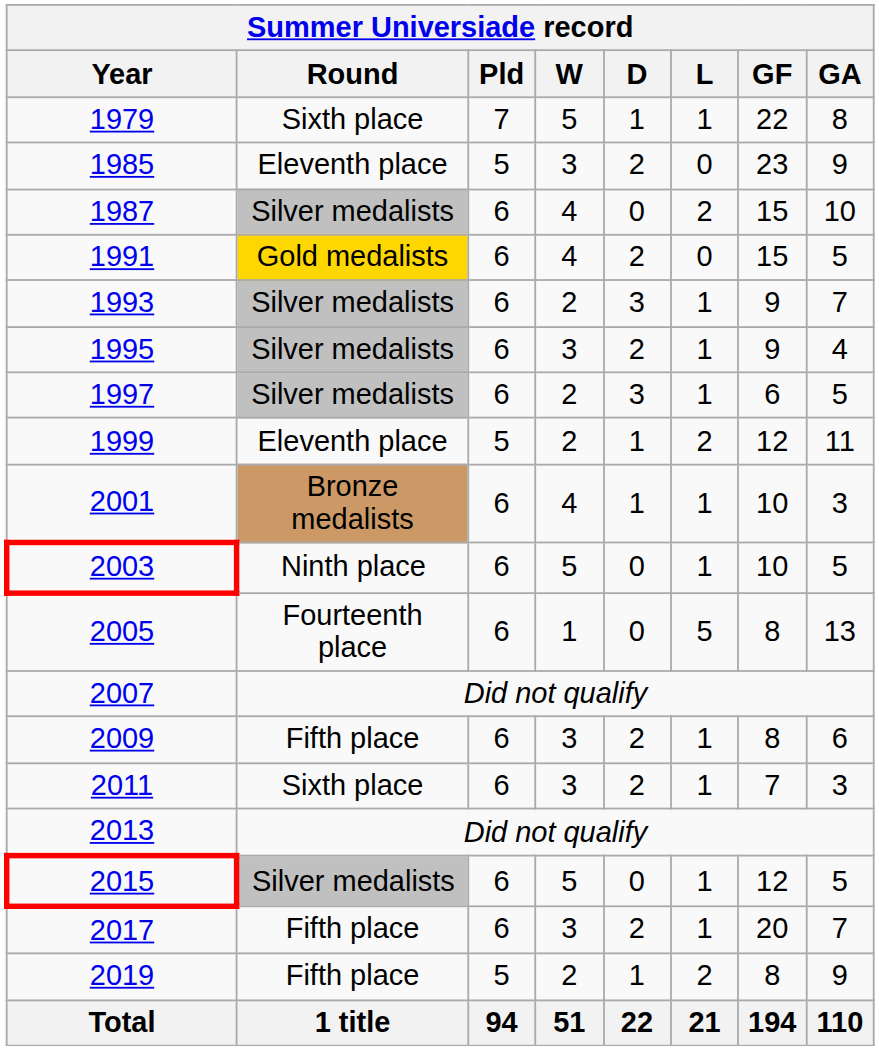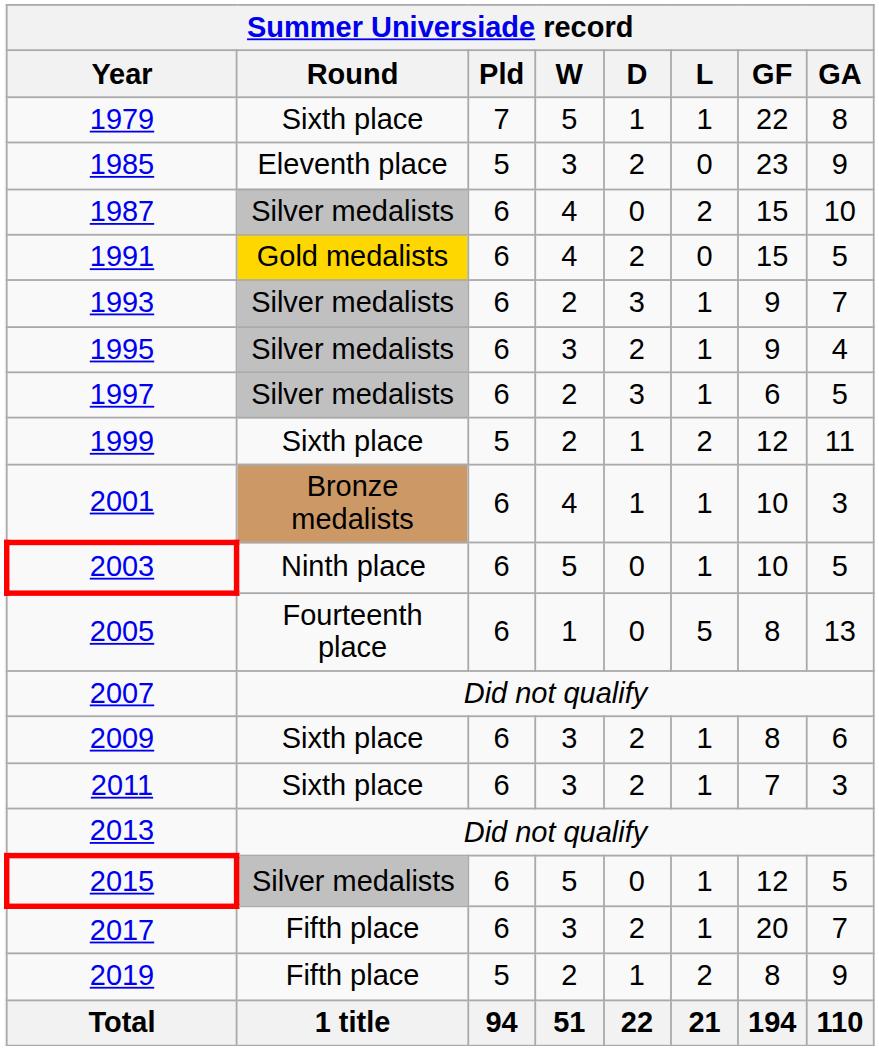(353, 440) Eleventh place -> (353, 440) Sixth place
(353, 739) Fifth place -> (353, 739) Sixth place
